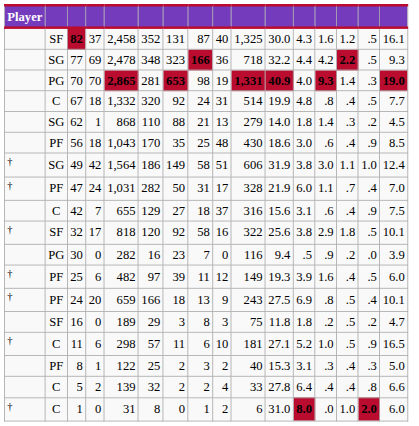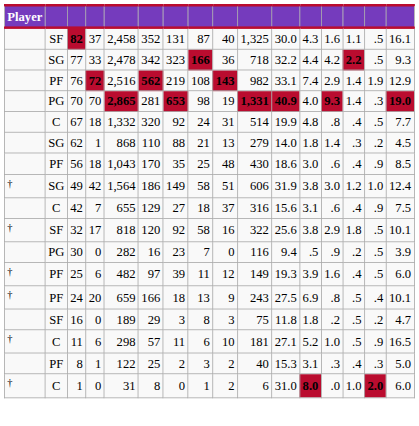(347, 39) 1.2 -> (354, 39) 1.1
(95, 60) 69 -> (95, 60) 33
(151, 60) 348 -> (151, 60) 342
+ row: (76, 80)
(347, 165) 1.1 -> (354, 186) 1.2
- row: (76, 188)
(372, 254) .0 -> (378, 252) .5
- row: (80, 387)
